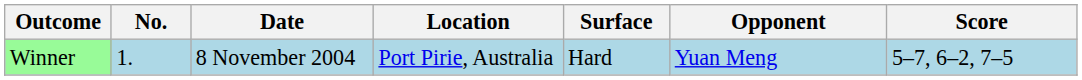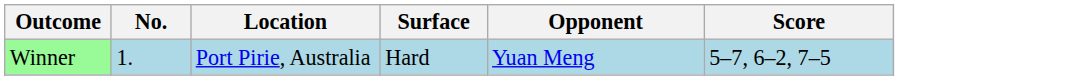- column: (282, 22)
